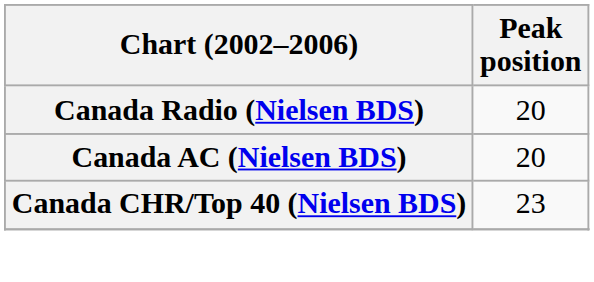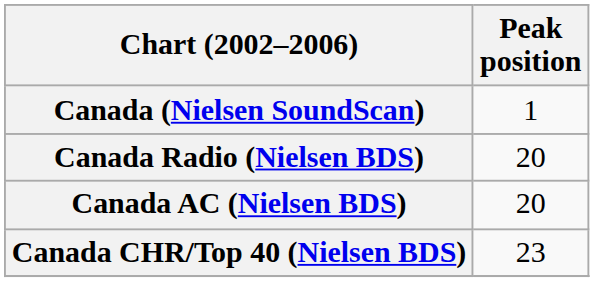+ row: (239, 109)
